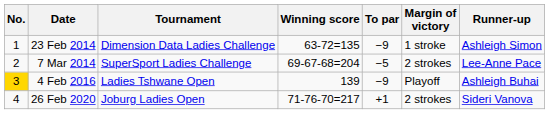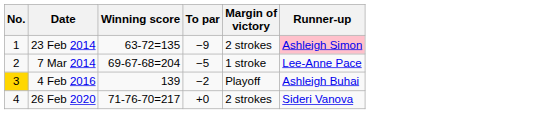- column: (188, 20)
(425, 44) 1 stroke -> (249, 44) 2 strokes
(502, 44) no background -> (322, 44) pink background
(428, 63) 2 strokes -> (246, 63) 1 stroke
(382, 81) −9 -> (203, 81) −2
(382, 99) +1 -> (203, 99) +0
